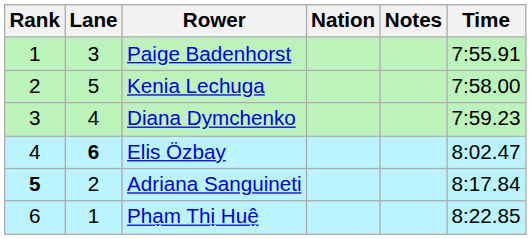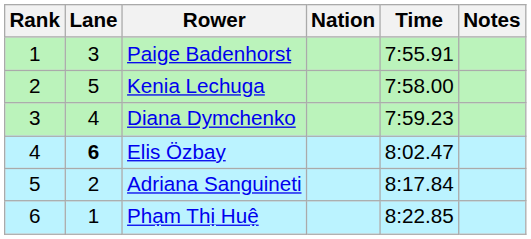columns swapped: (486, 20) <-> (413, 20)
(35, 184) bold -> (35, 184) normal
